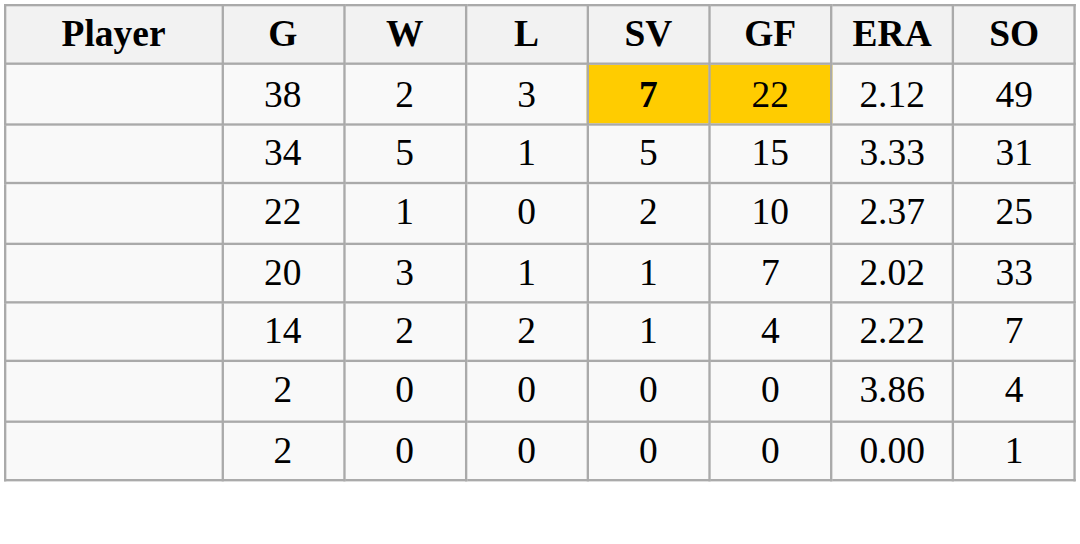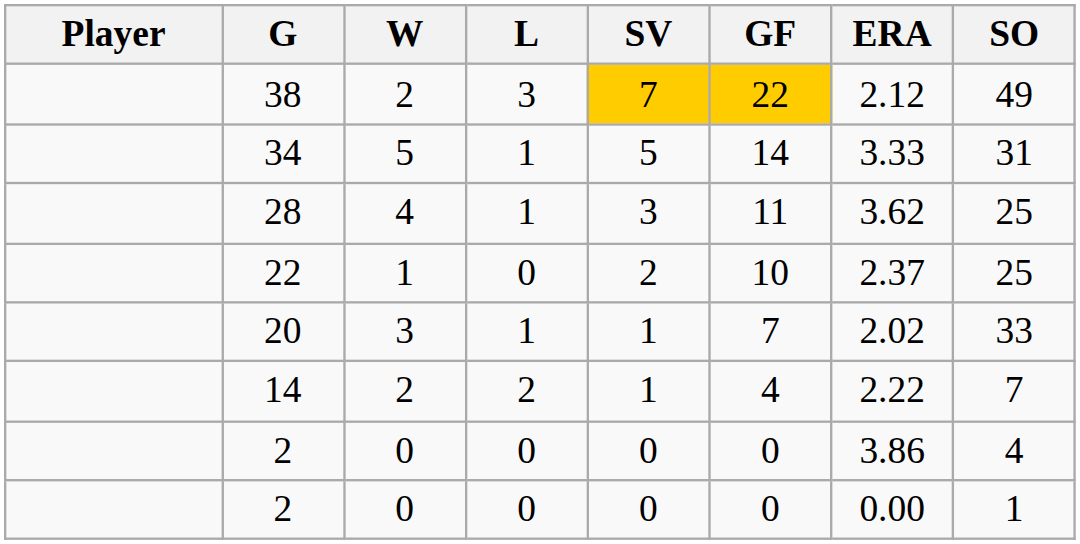(648, 93) bold -> (648, 93) normal
(770, 152) 15 -> (770, 152) 14
+ row: (283, 212)
